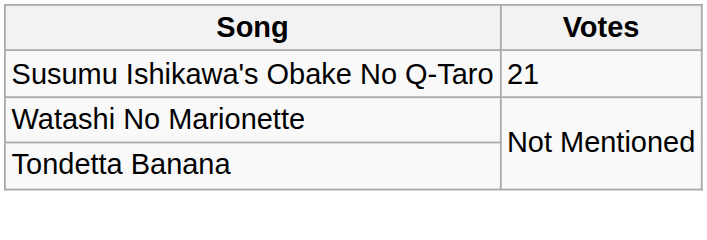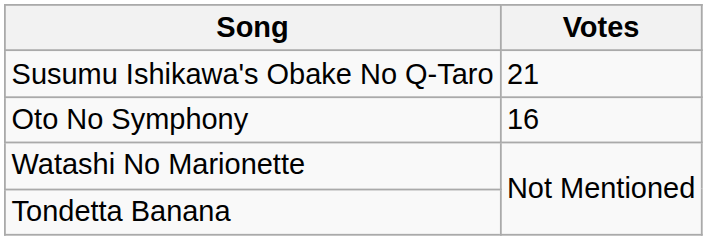+ row: (130, 119)
